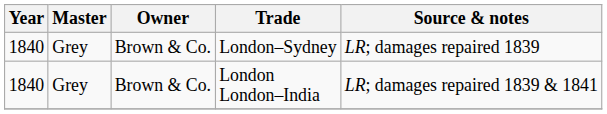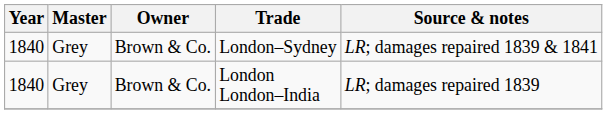(442, 46) LR; damages repaired 1839 -> (471, 46) LR; damages repaired 1839 & 1841
(471, 84) LR; damages repaired 1839 & 1841 -> (442, 84) LR; damages repaired 1839
